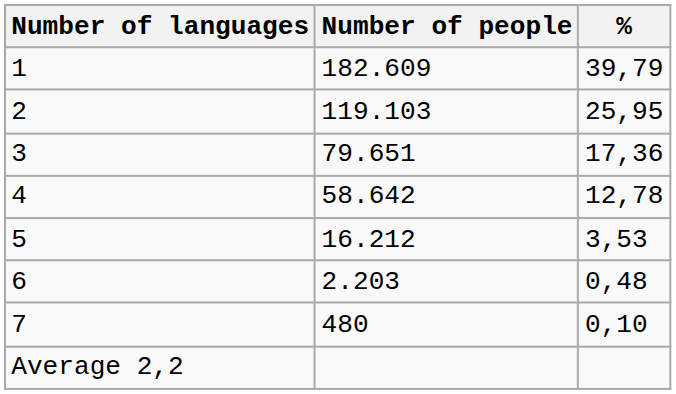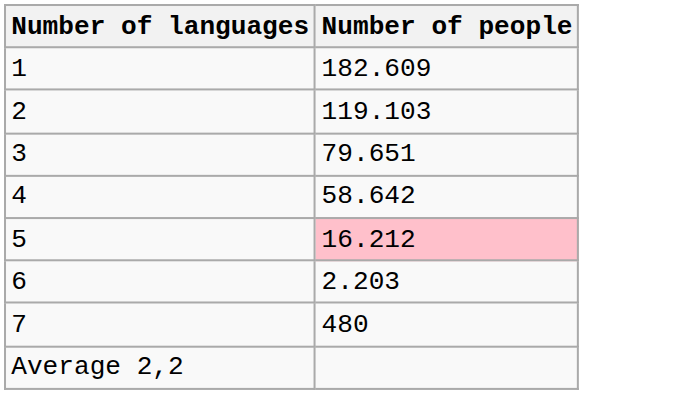- column: (624, 26)
(369, 239) no background -> (369, 239) pink background
